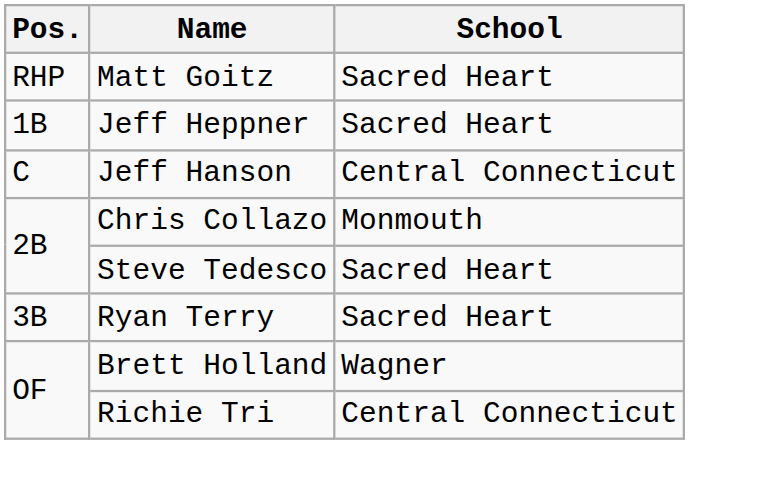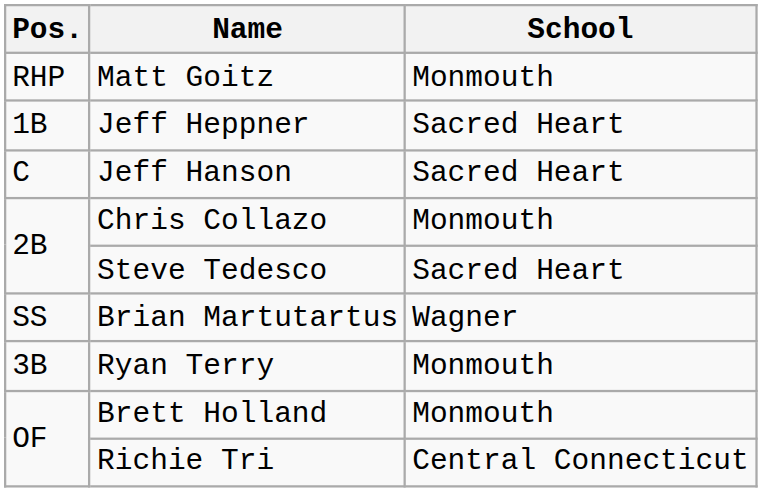(448, 77) Sacred Heart -> (483, 77) Monmouth
(510, 173) Central Connecticut -> (518, 173) Sacred Heart
+ row: (248, 318)
(448, 318) Sacred Heart -> (483, 366) Monmouth
(394, 366) Wagner -> (483, 414) Monmouth
